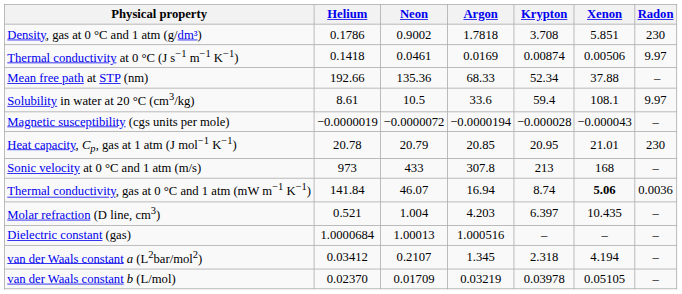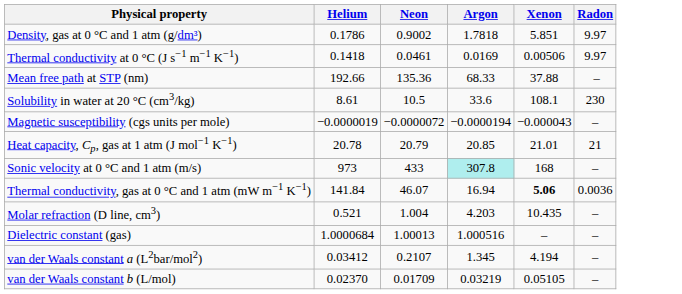- column: (544, 14)
(656, 34) 230 -> (595, 34) 9.97
(656, 99) 9.97 -> (595, 99) 230
(656, 144) 230 -> (595, 144) 21
(481, 168) no background -> (481, 168) paleturquoise background
